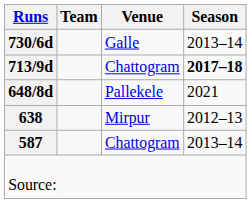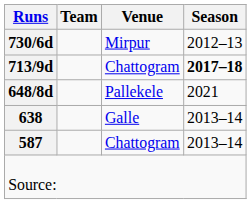(122, 42) Galle -> (127, 42) Mirpur
(215, 42) 2013–14 -> (215, 42) 2012–13
(127, 117) Mirpur -> (122, 117) Galle
(215, 117) 2012–13 -> (215, 117) 2013–14
